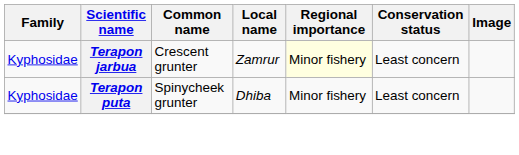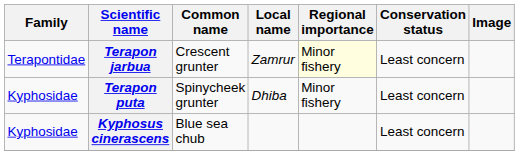(43, 59) Kyphosidae -> (46, 59) Terapontidae
+ row: (130, 132)
